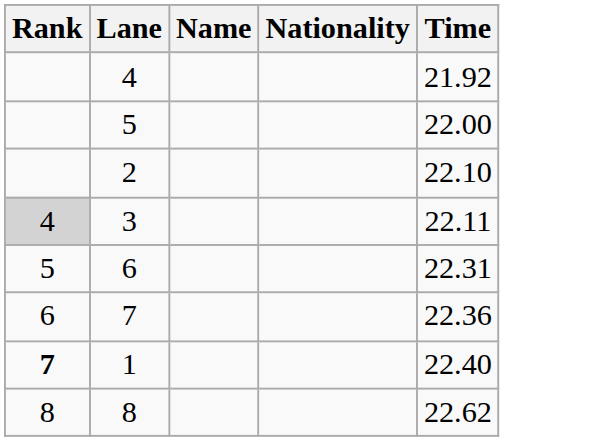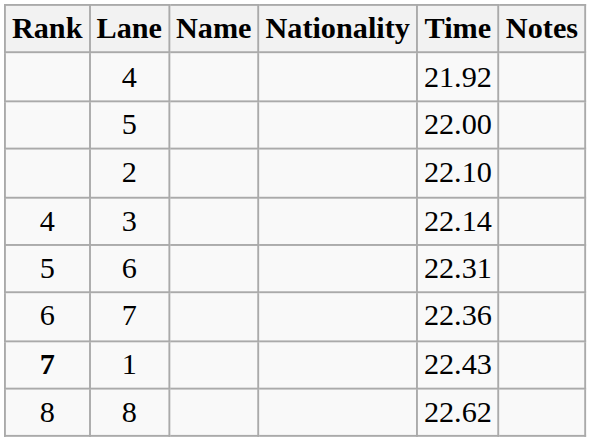+ column: (542, 28)
(47, 220) lightgrey background -> (47, 220) no background
(458, 220) 22.11 -> (458, 220) 22.14
(458, 364) 22.40 -> (458, 364) 22.43
